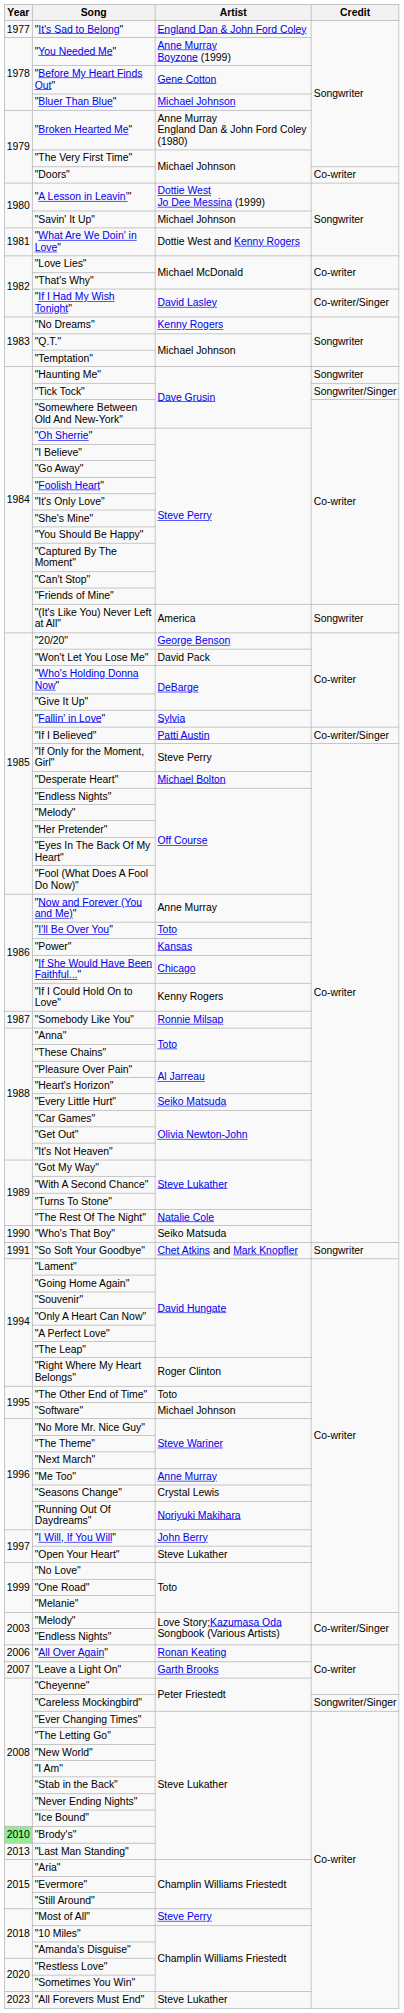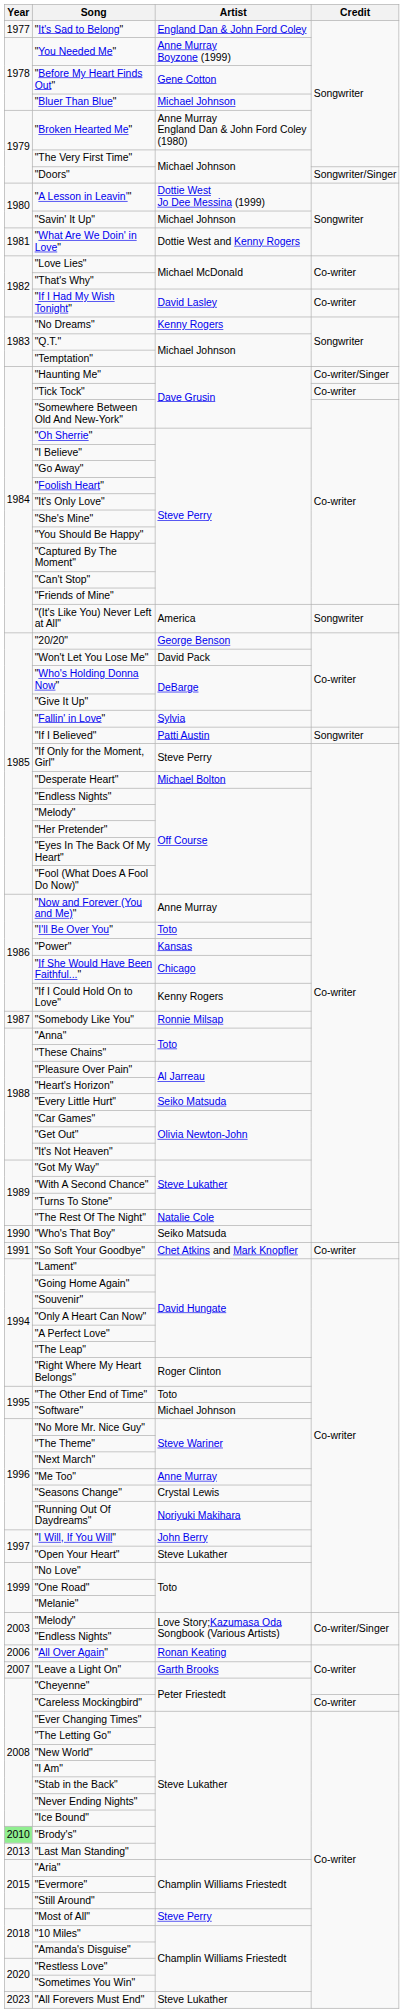(335, 175) Co-writer -> (355, 175) Songwriter/Singer
(351, 303) Co-writer/Singer -> (335, 303) Co-writer
(339, 375) Songwriter -> (351, 375) Co-writer/Singer
(355, 391) Songwriter/Singer -> (335, 391) Co-writer
(351, 735) Co-writer/Singer -> (339, 735) Songwriter
(339, 1250) Songwriter -> (335, 1250) Co-writer
(355, 1702) Songwriter/Singer -> (335, 1702) Co-writer
